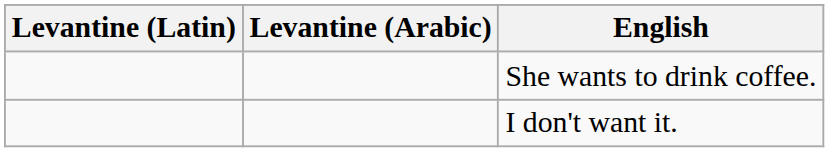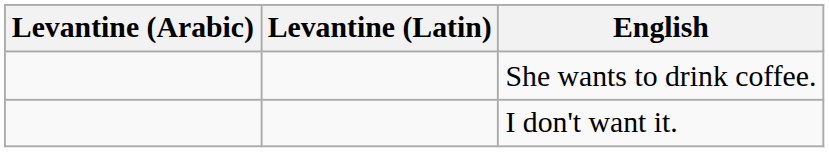columns swapped: (371, 28) <-> (124, 28)
